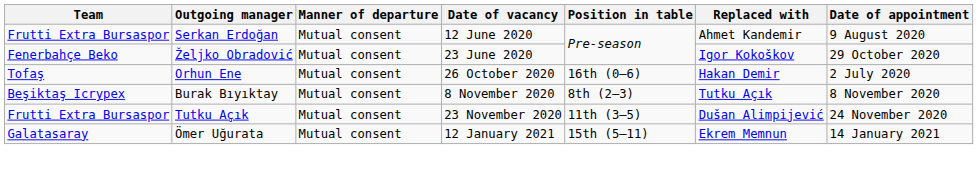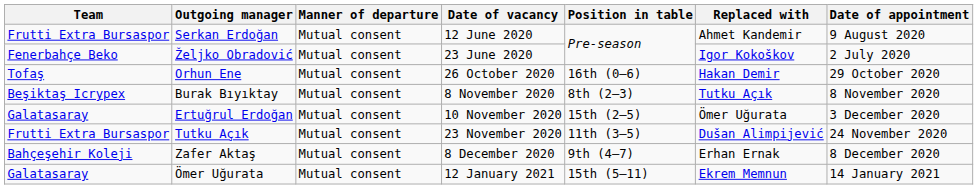(885, 54) 29 October 2020 -> (870, 54) 2 July 2020
(870, 74) 2 July 2020 -> (885, 74) 29 October 2020
+ row: (234, 114)
+ row: (216, 154)
